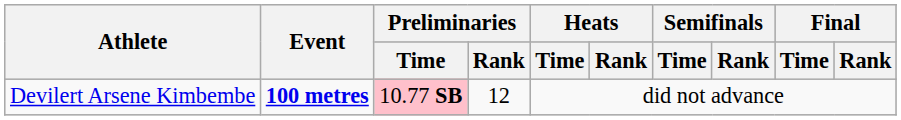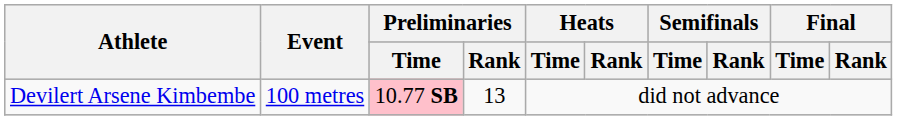(317, 96) bold -> (315, 96) normal
(499, 96) 12 -> (494, 96) 13
